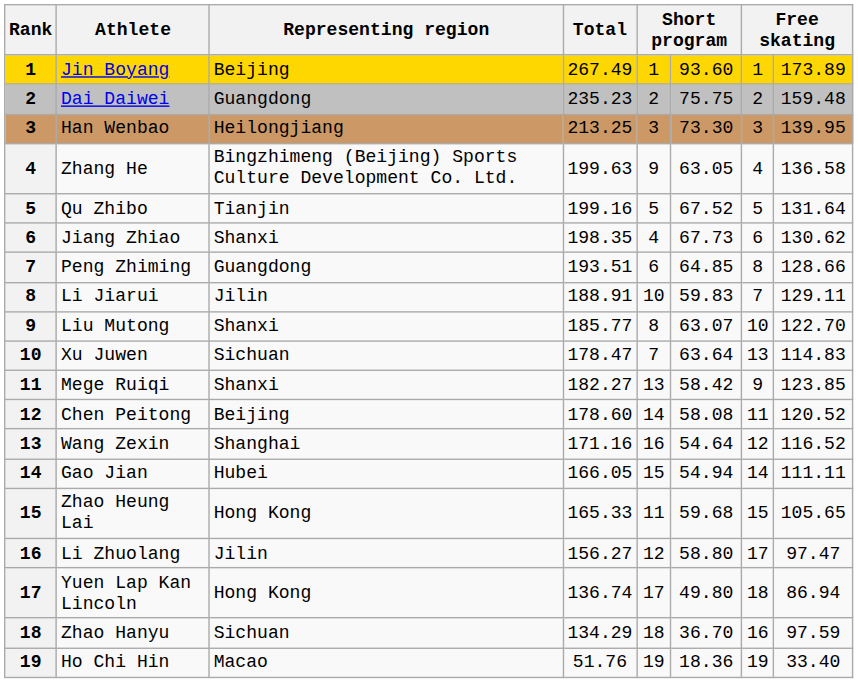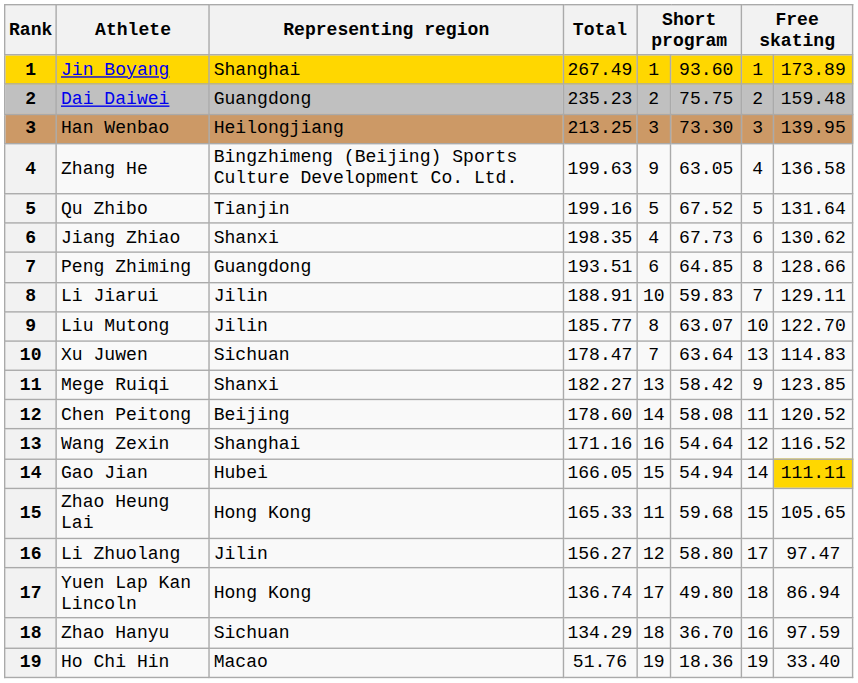(252, 70) Beijing -> (257, 70) Shanghai
(246, 326) Shanxi -> (241, 326) Jilin
(813, 473) no background -> (813, 473) gold background
